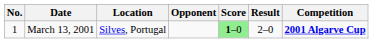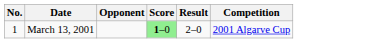- column: (133, 12)
(325, 29) bold -> (252, 29) normal
